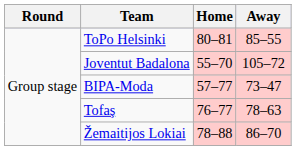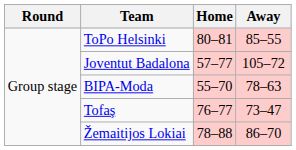(215, 63) 55–70 -> (215, 63) 57–77
(215, 87) 57–77 -> (215, 87) 55–70
(263, 87) 73–47 -> (263, 87) 78–63
(263, 110) 78–63 -> (263, 110) 73–47
